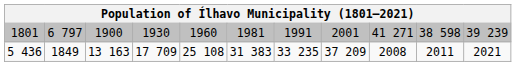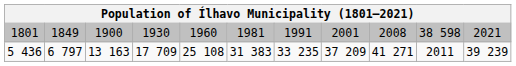(65, 33) 6 797 -> (65, 33) 1849
(393, 33) 41 271 -> (393, 33) 2008
(487, 33) 39 239 -> (487, 33) 2021
(65, 52) 1849 -> (65, 52) 6 797
(393, 52) 2008 -> (393, 52) 41 271
(487, 52) 2021 -> (487, 52) 39 239
